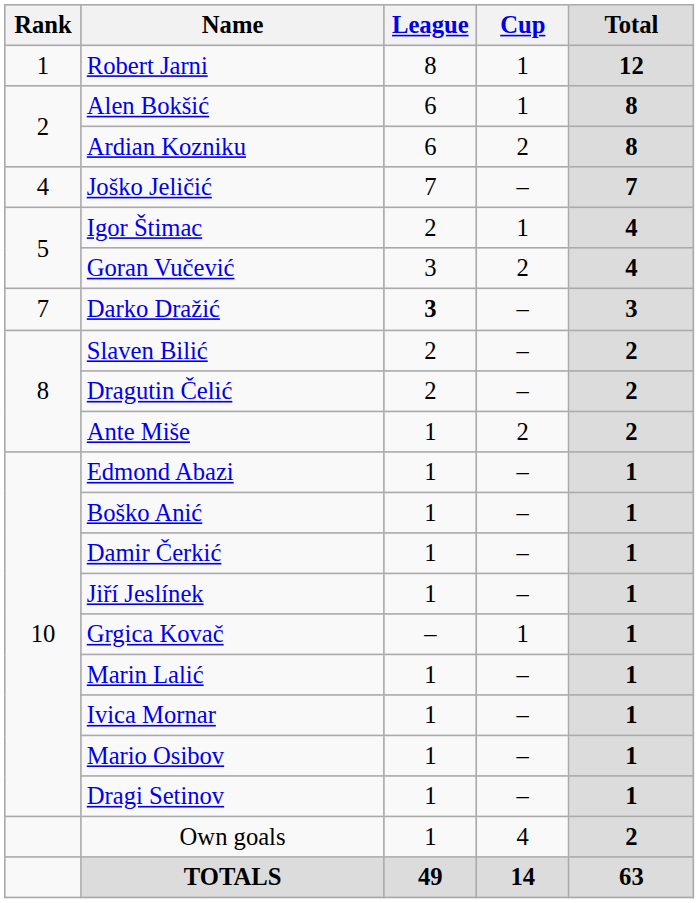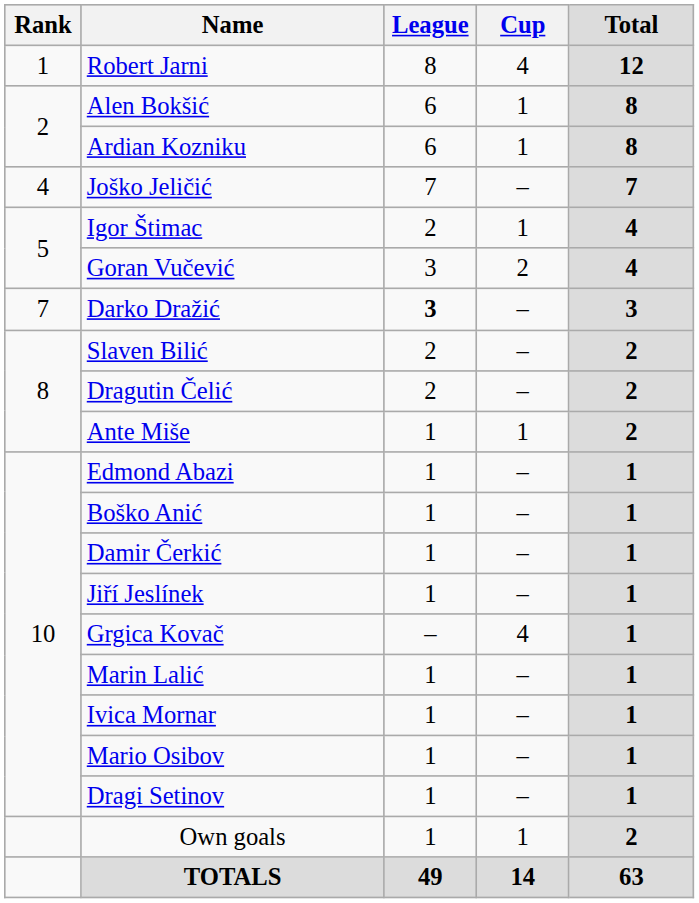(523, 65) 1 -> (523, 65) 4
(523, 146) 2 -> (523, 146) 1
(523, 431) 2 -> (523, 431) 1
(523, 634) 1 -> (523, 634) 4
(523, 837) 4 -> (523, 837) 1
